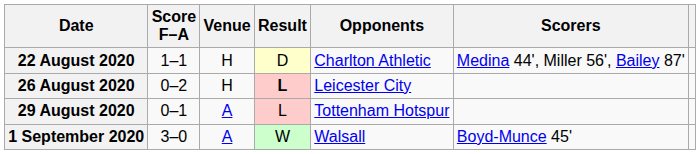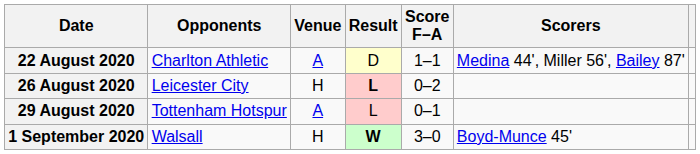columns swapped: (382, 26) <-> (174, 26)
(227, 60) H -> (318, 60) A
(227, 136) A -> (318, 136) H
(282, 136) normal -> (373, 136) bold
